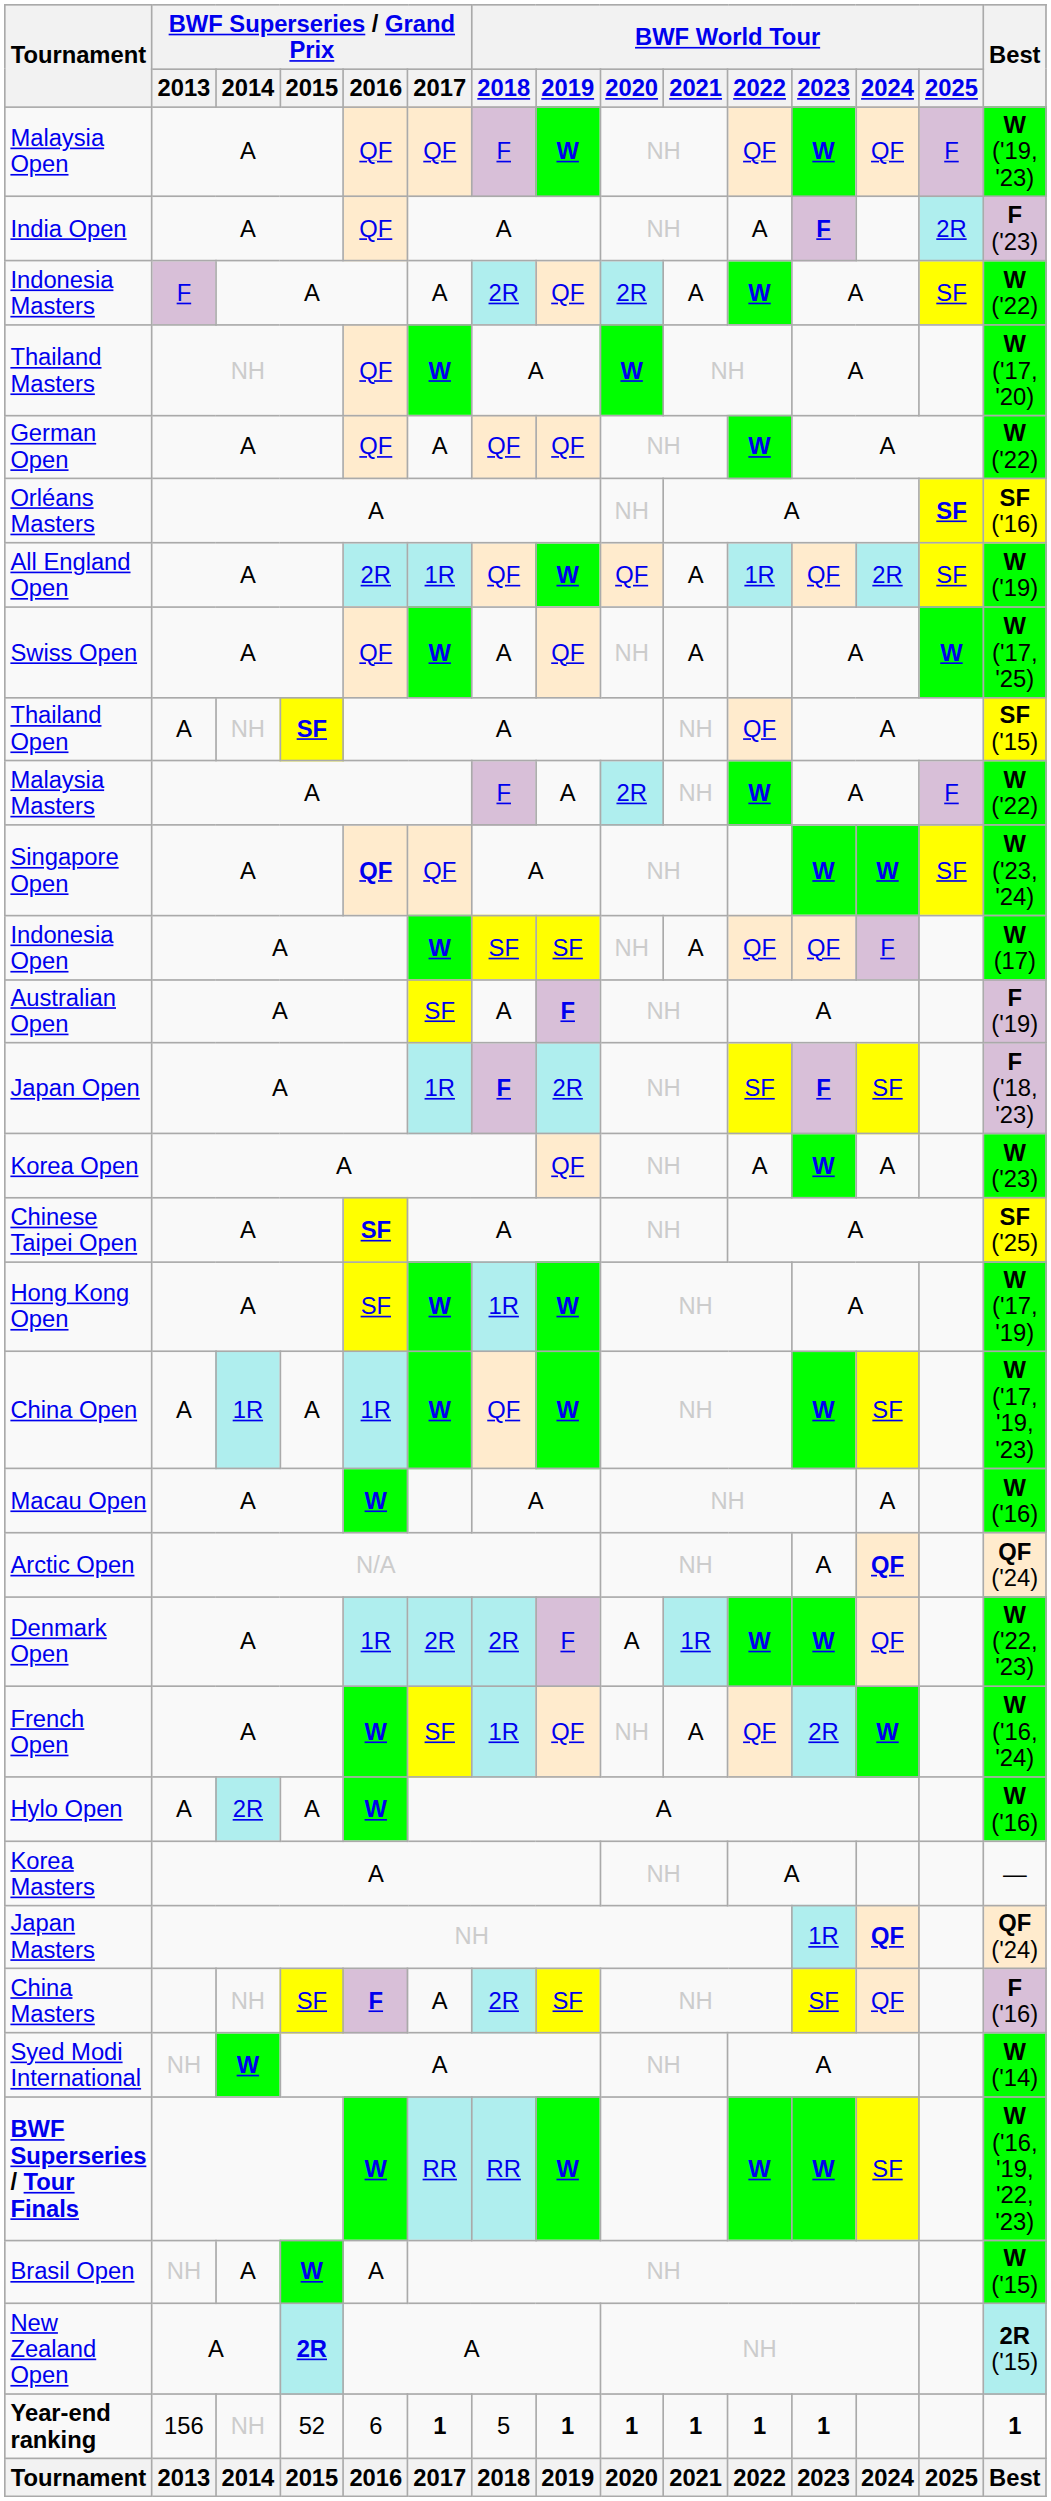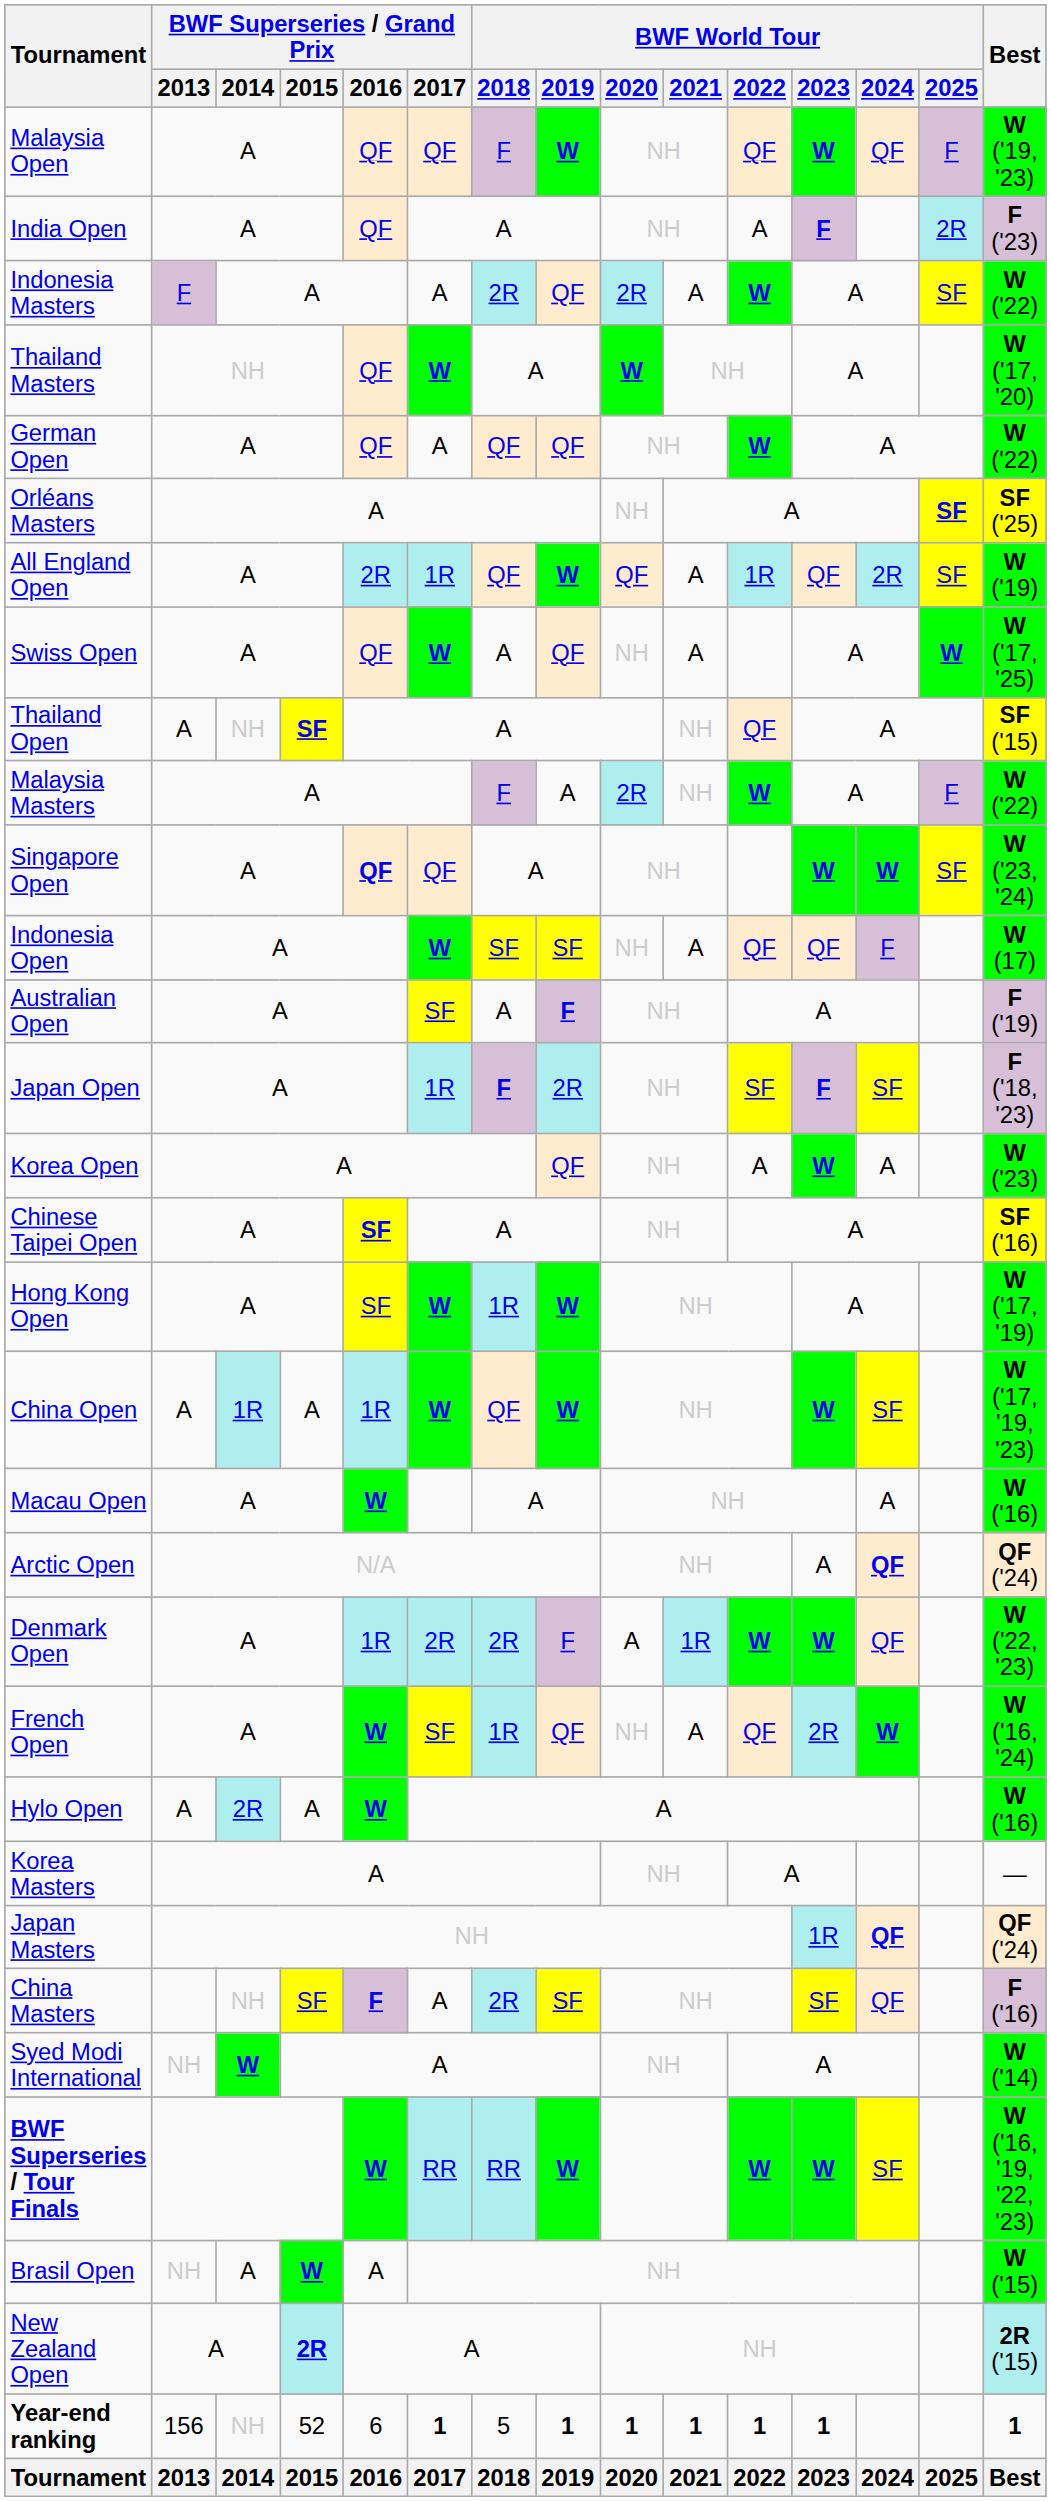(1015, 511) SF ('16) -> (1015, 511) SF ('25)
(1015, 1230) SF ('25) -> (1015, 1230) SF ('16)
